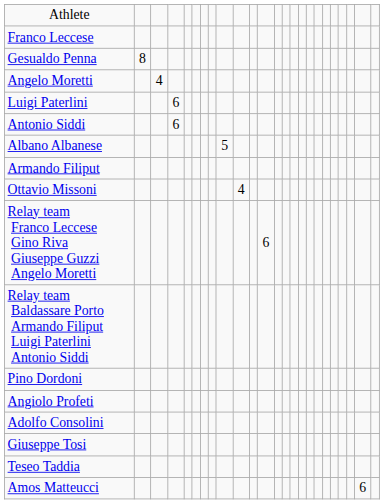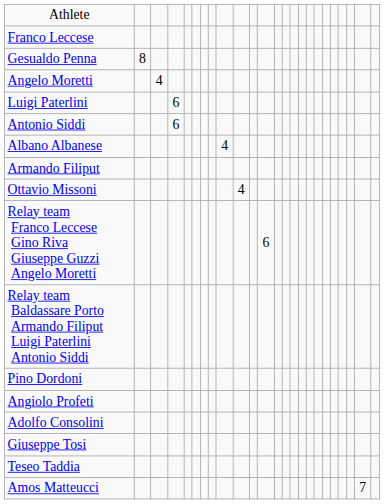(225, 146) 5 -> (225, 146) 4
(363, 488) 6 -> (363, 488) 7
